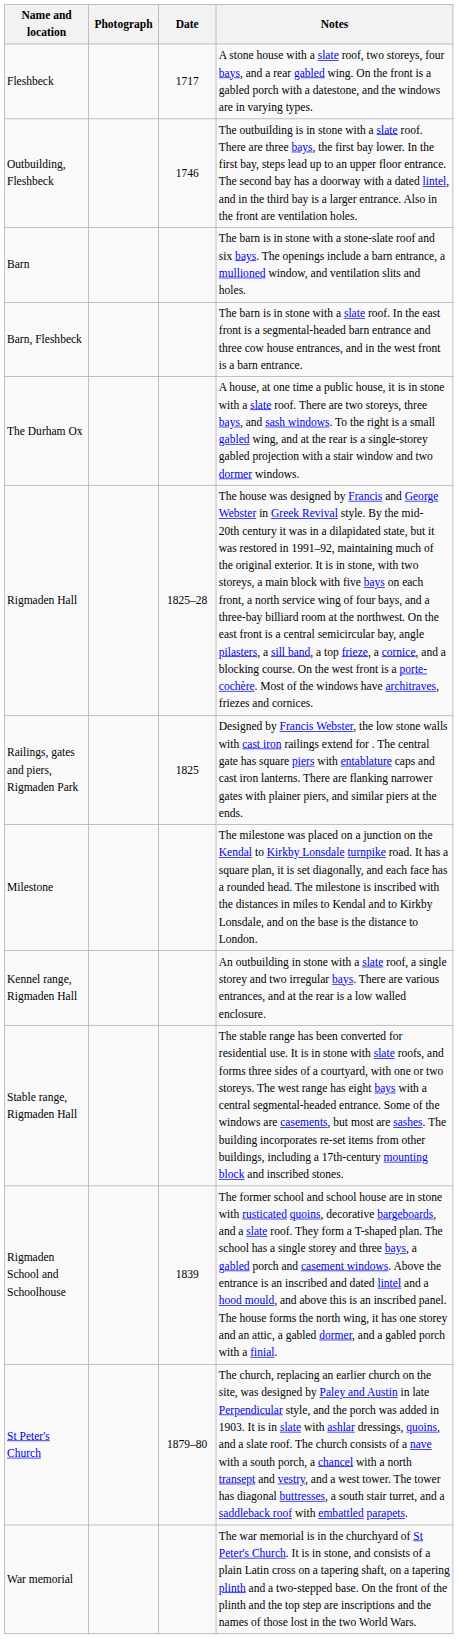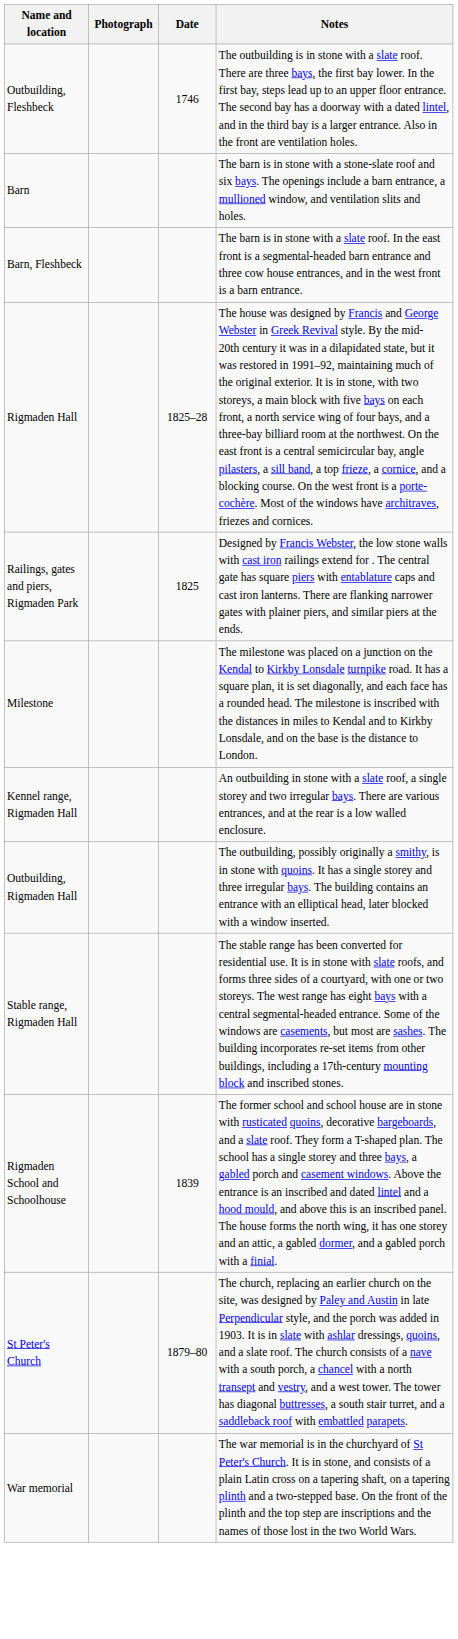- row: (30, 81)
- row: (45, 431)
+ row: (42, 887)
